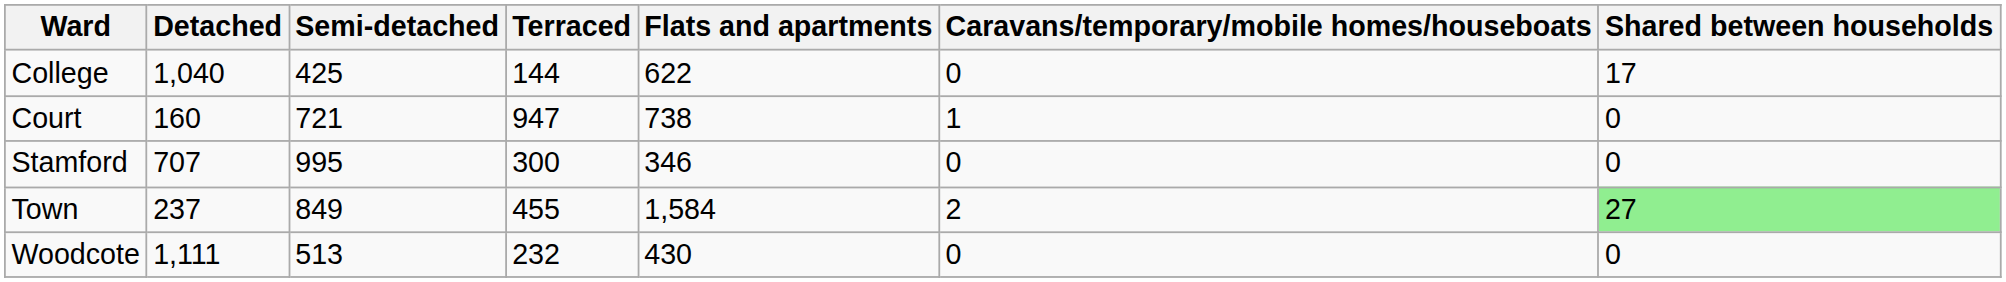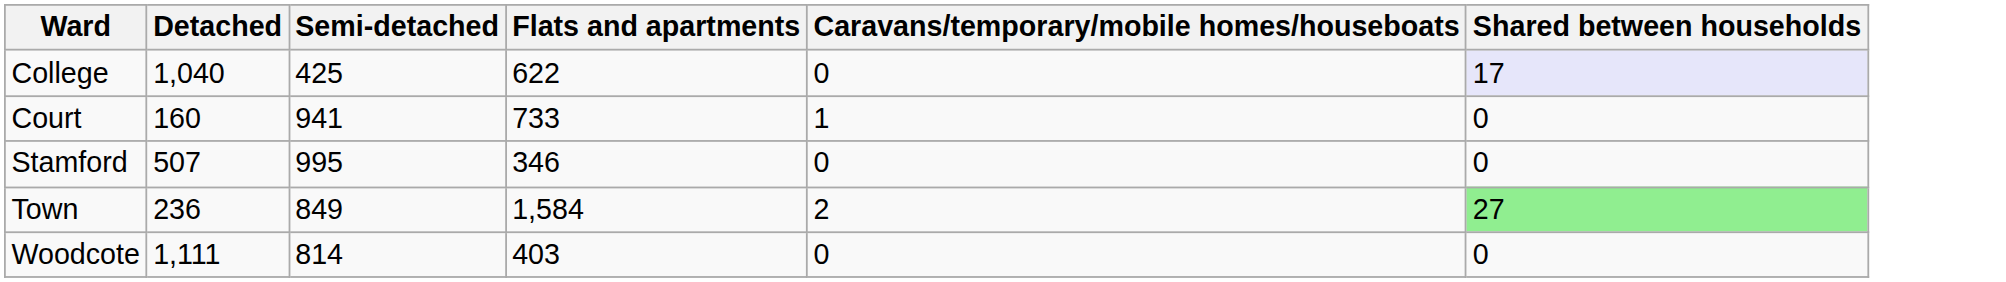- column: (572, 27)
(1621, 72) no background -> (1489, 72) lavender background
(319, 118) 721 -> (319, 118) 941
(668, 118) 738 -> (536, 118) 733
(177, 163) 707 -> (177, 163) 507
(177, 208) 237 -> (177, 208) 236
(319, 254) 513 -> (319, 254) 814
(668, 254) 430 -> (536, 254) 403
